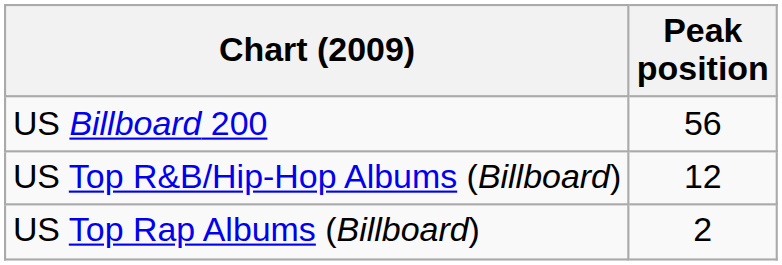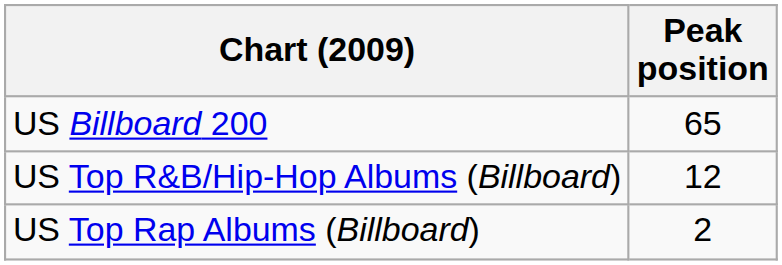(703, 123) 56 -> (703, 123) 65
